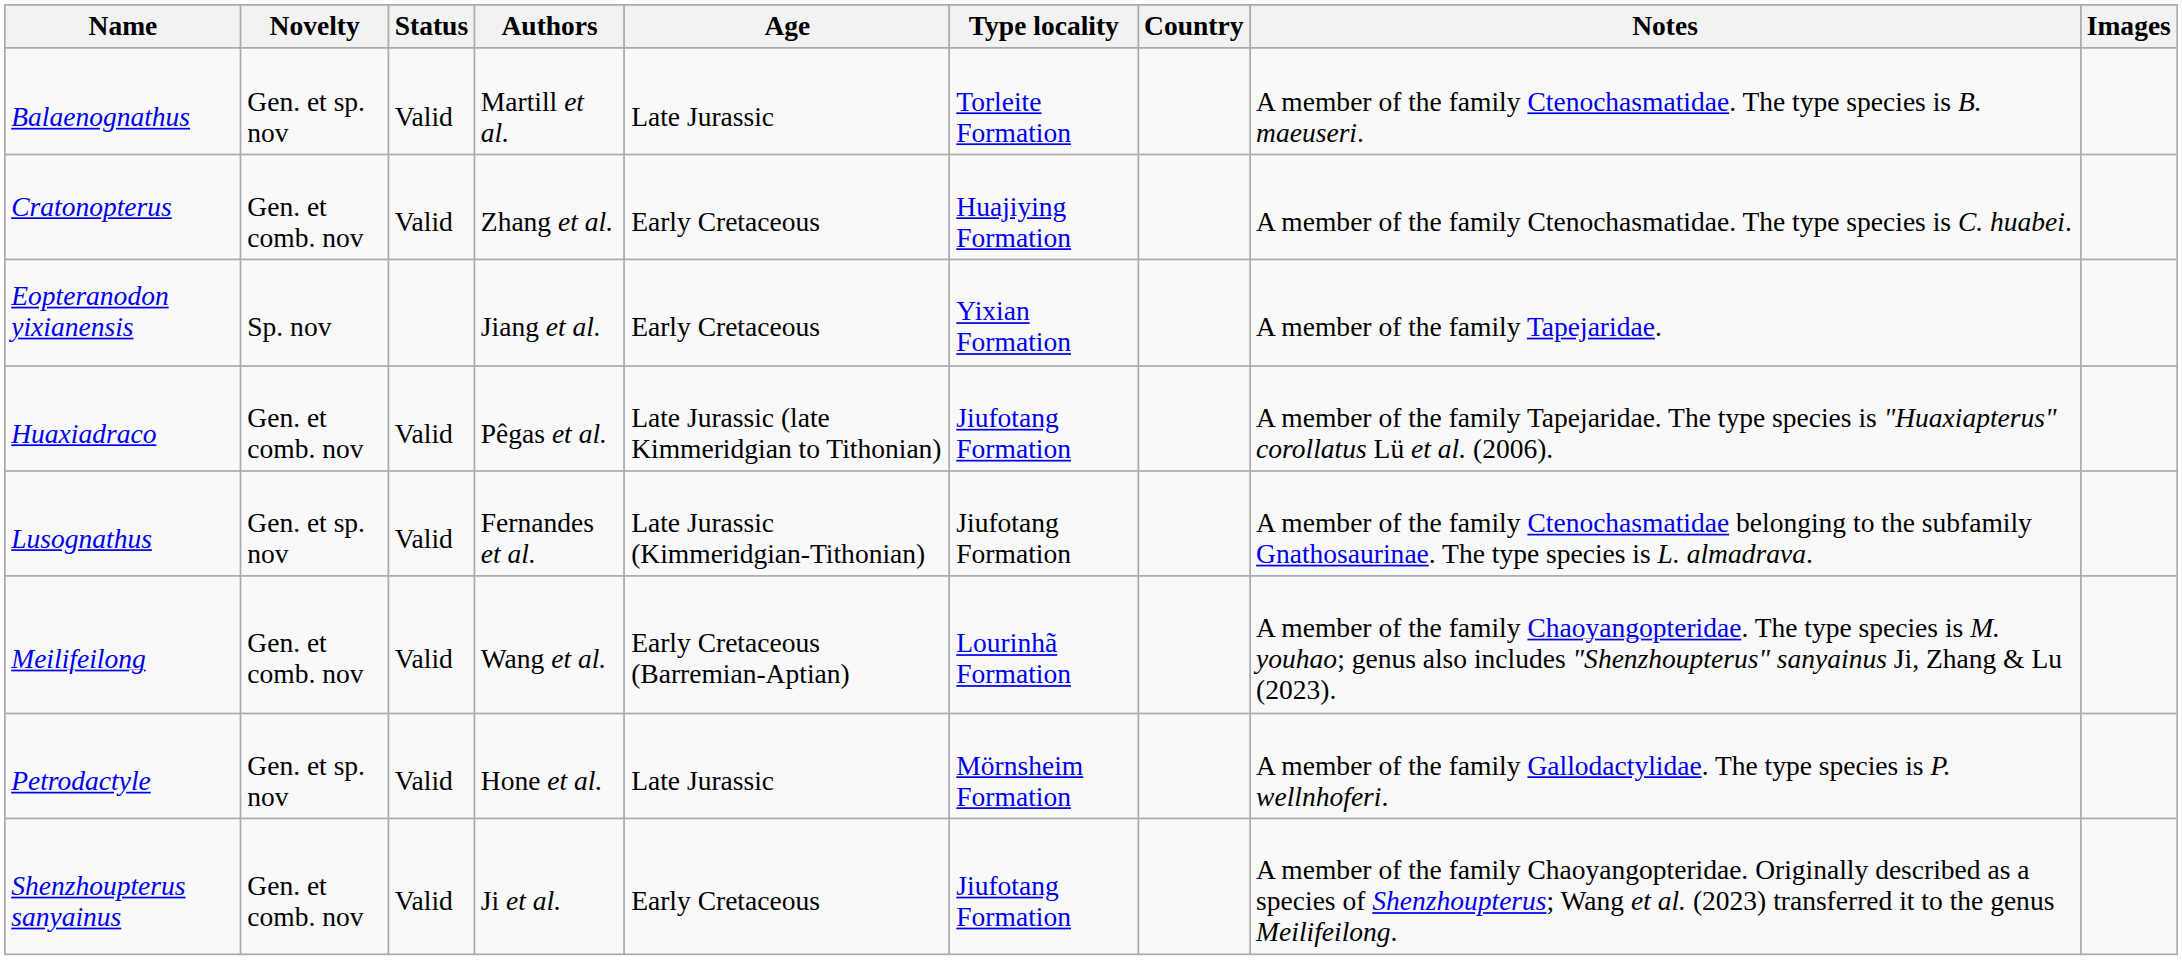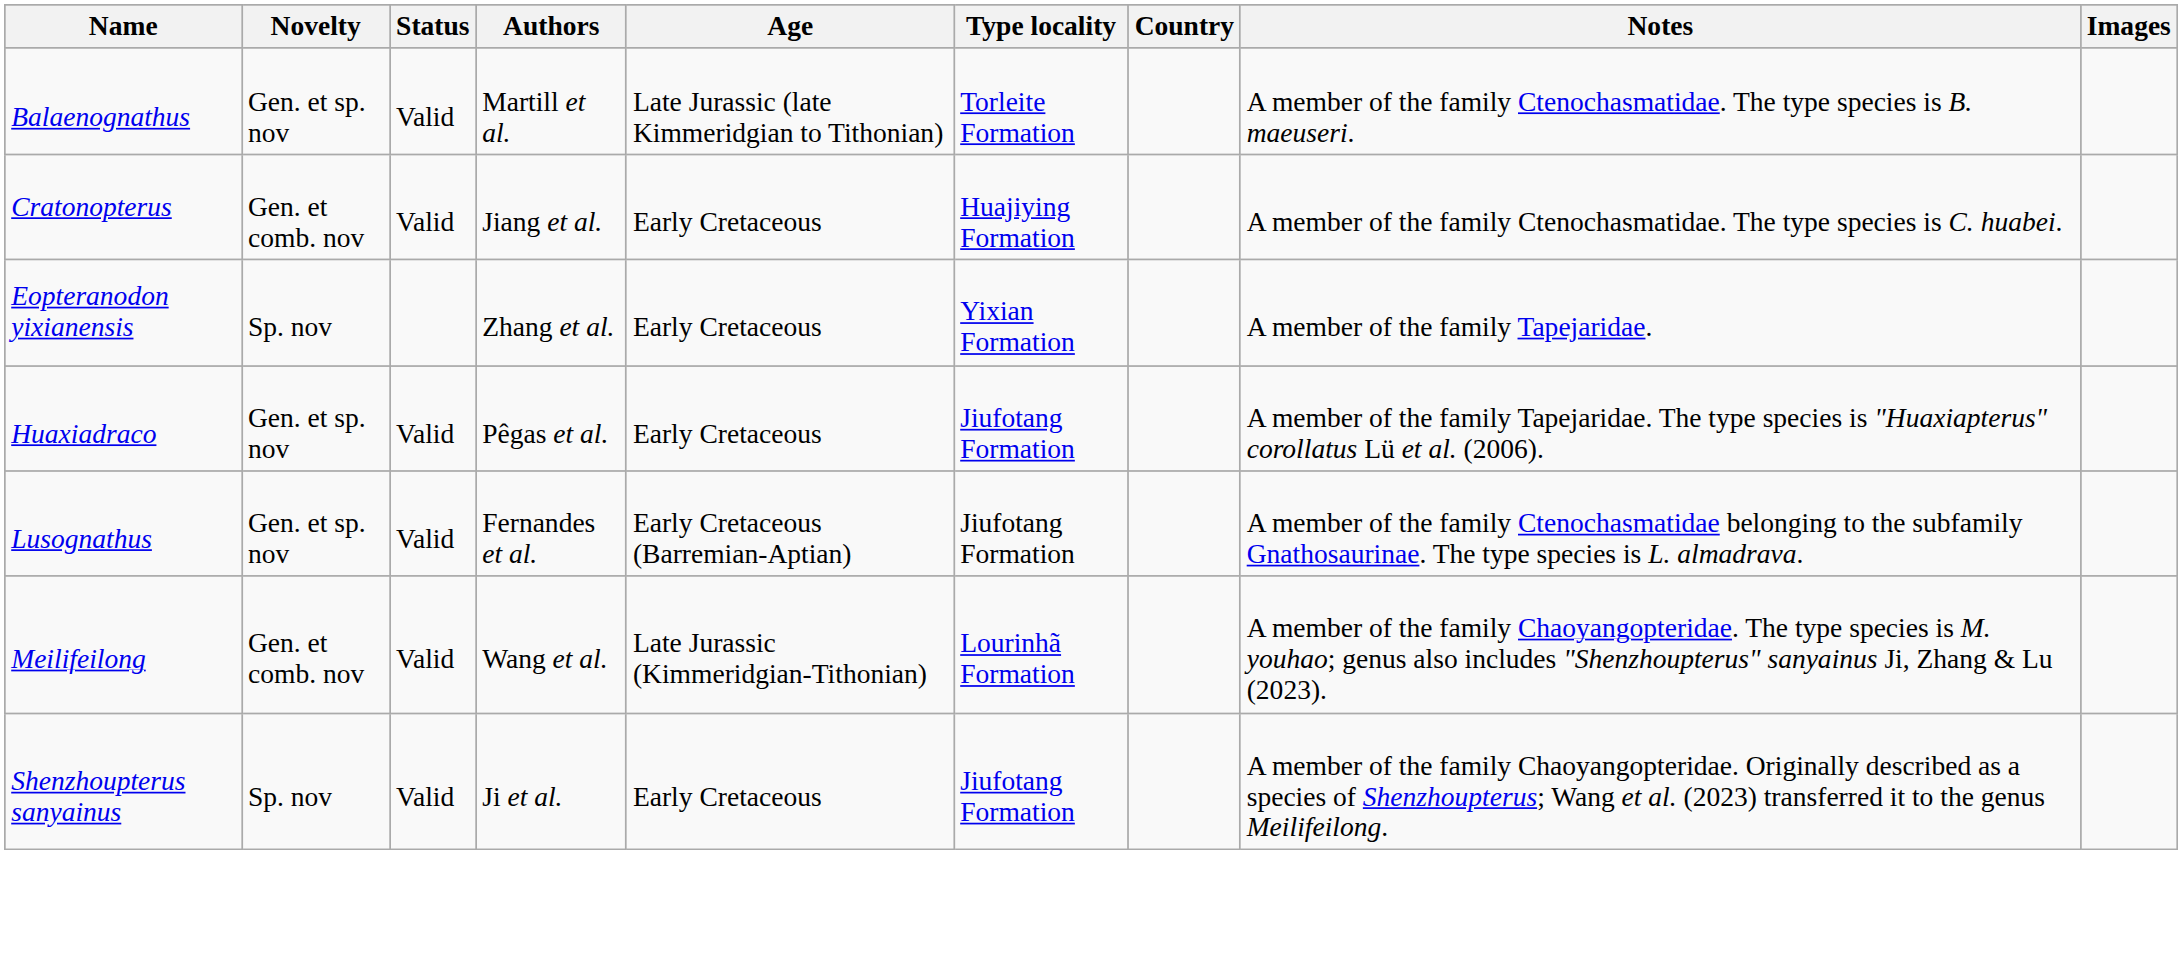(703, 116) Late Jurassic -> (788, 116) Late Jurassic (late Kimmeridgian to Tithonian)
(547, 221) Zhang et al. -> (542, 221) Jiang et al.
(541, 327) Jiang et al. -> (548, 327) Zhang et al.
(305, 433) Gen. et comb. nov -> (307, 433) Gen. et sp. nov
(786, 433) Late Jurassic (late Kimmeridgian to Tithonian) -> (727, 433) Early Cretaceous
(778, 538) Late Jurassic (Kimmeridgian-Tithonian) -> (742, 538) Early Cretaceous (Barremian-Aptian)
(740, 659) Early Cretaceous (Barremian-Aptian) -> (780, 659) Late Jurassic (Kimmeridgian-Tithonian)
- row: (81, 780)
(305, 901) Gen. et comb. nov -> (290, 796) Sp. nov
